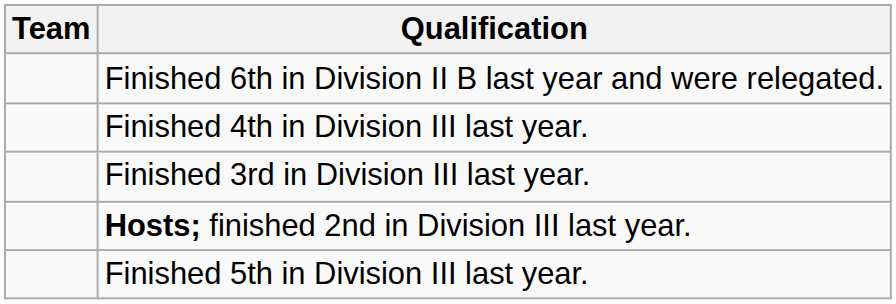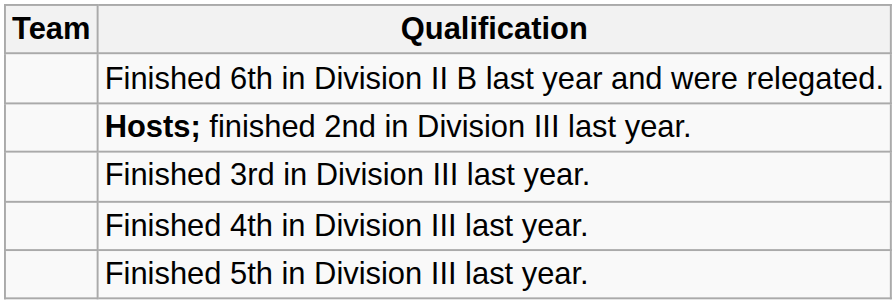rows swapped: (398, 224) <-> (347, 126)
